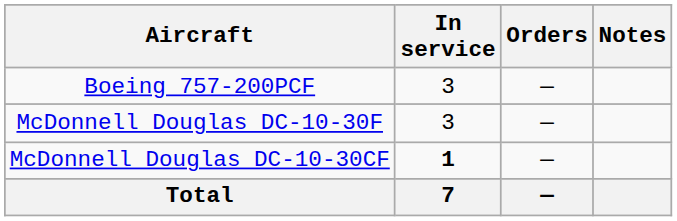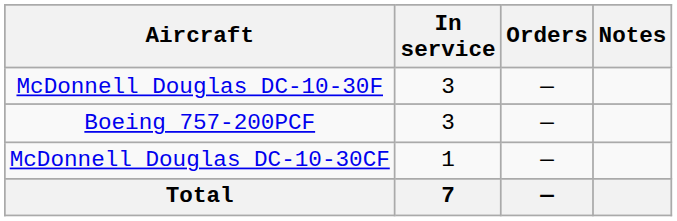rows swapped: (200, 86) <-> (200, 123)
(448, 160) bold -> (448, 160) normal
